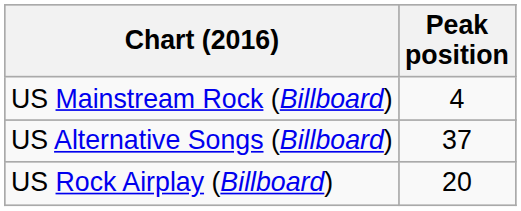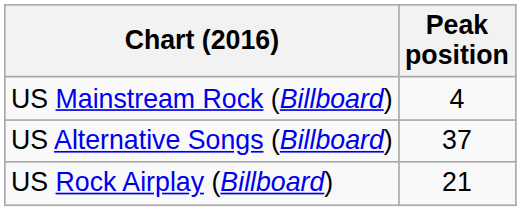(457, 182) 20 -> (457, 182) 21
